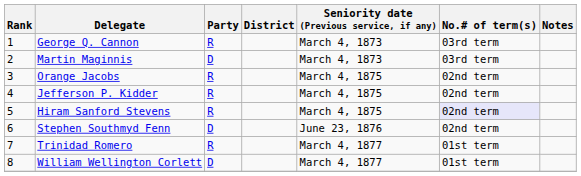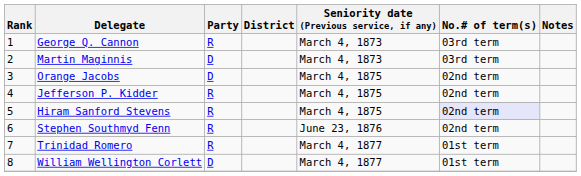(210, 77) R -> (210, 77) D
(210, 128) D -> (210, 128) R
